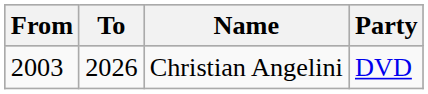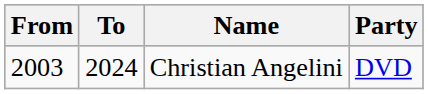(111, 66) 2026 -> (111, 66) 2024
